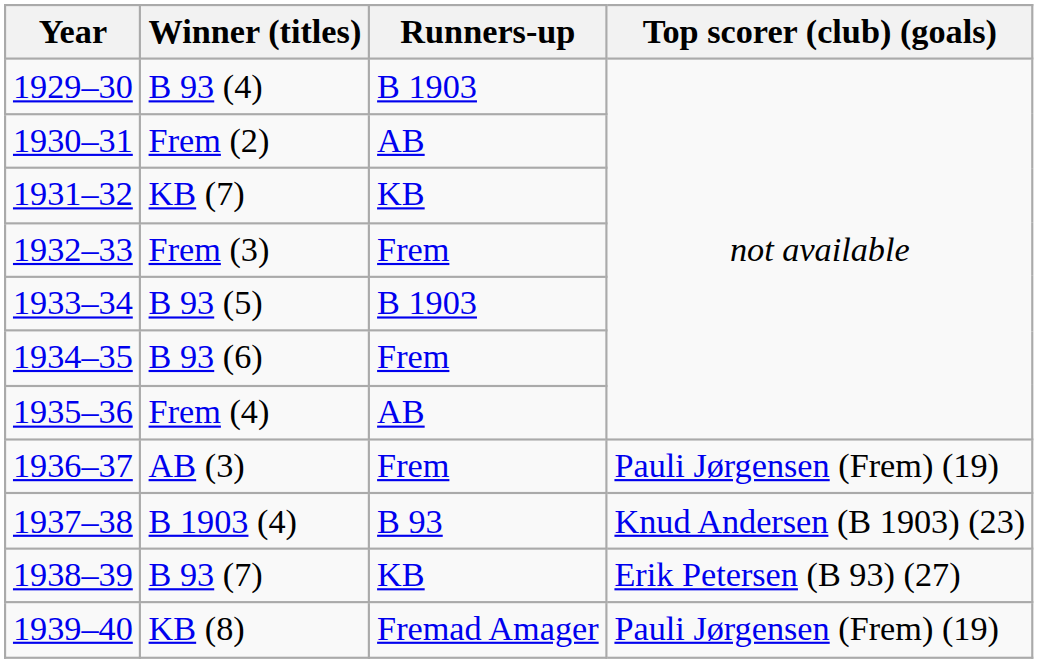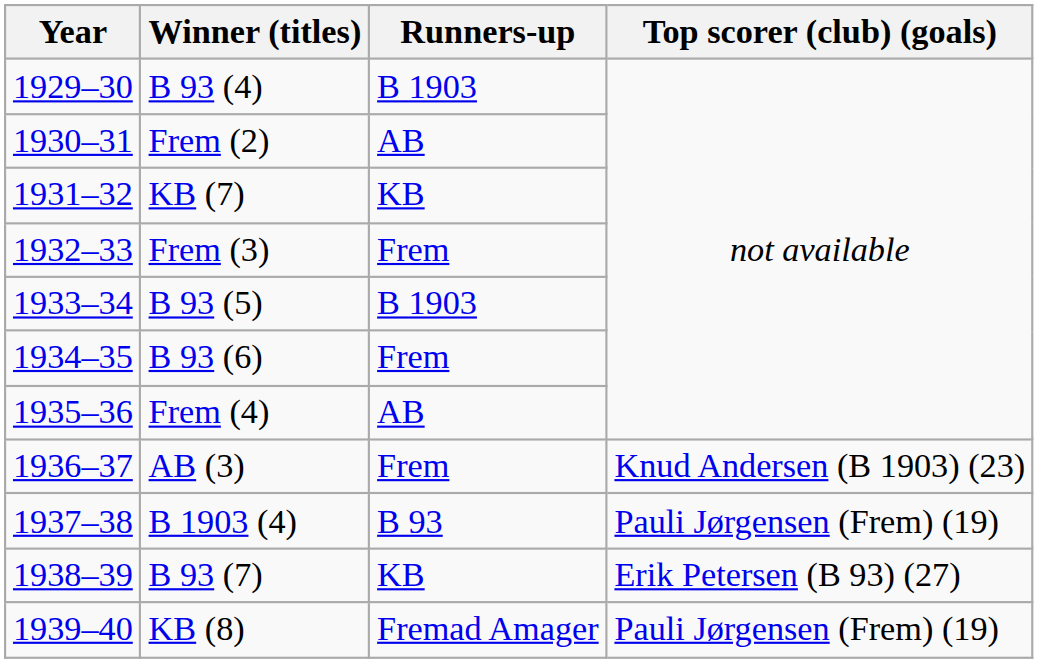(807, 466) Pauli Jørgensen (Frem) (19) -> (820, 466) Knud Andersen (B 1903) (23)
(820, 520) Knud Andersen (B 1903) (23) -> (807, 520) Pauli Jørgensen (Frem) (19)
